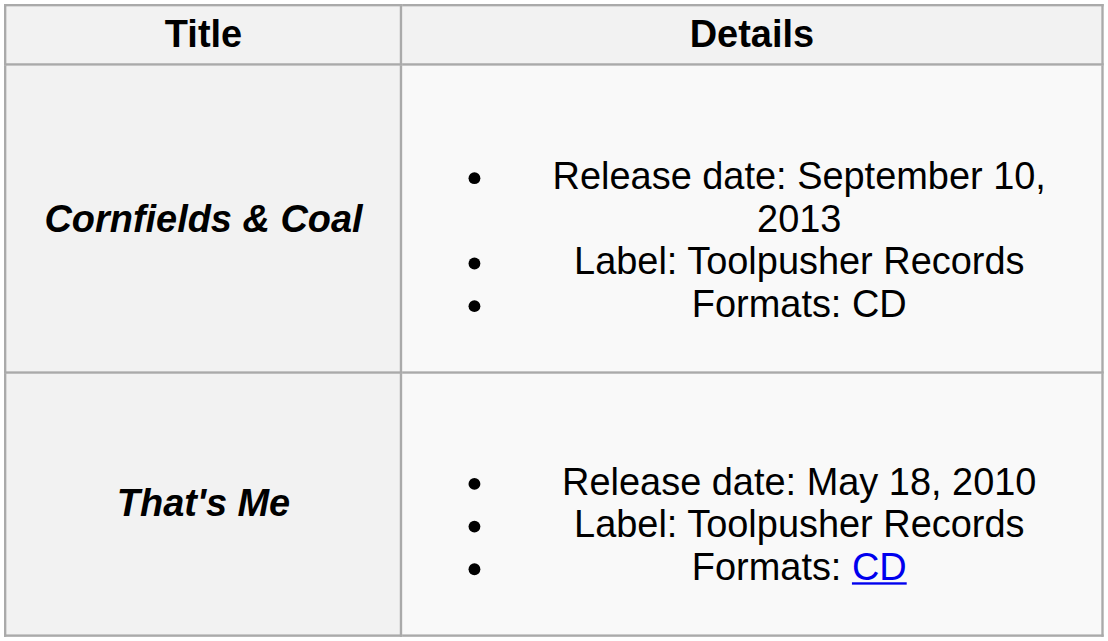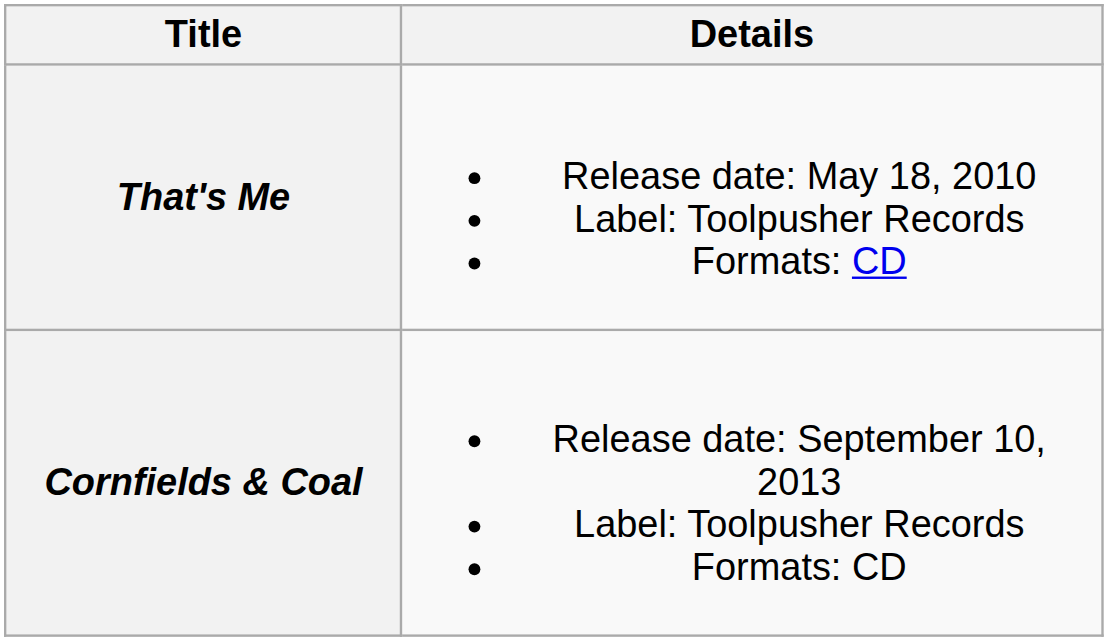rows swapped: (204, 503) <-> (204, 217)
